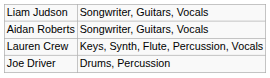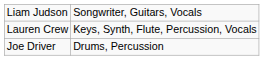- row: (41, 30)
